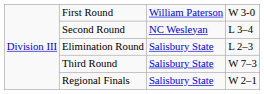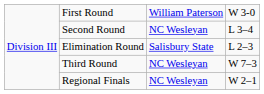(181, 64) Salisbury State -> (178, 64) NC Wesleyan
(181, 81) Salisbury State -> (178, 81) NC Wesleyan
